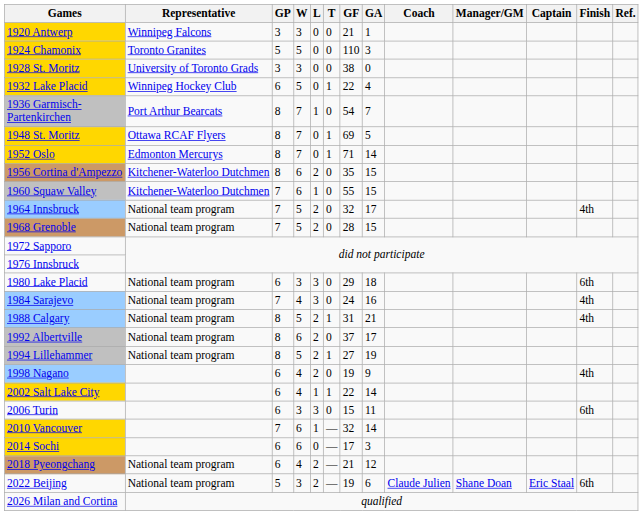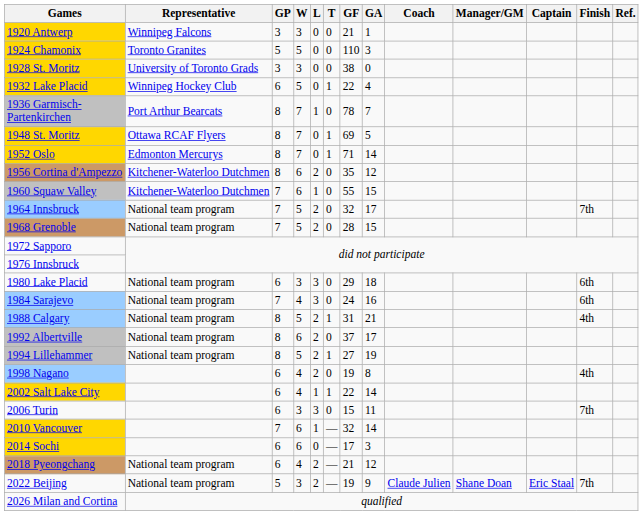(349, 111) 54 -> (349, 111) 78
(371, 172) 15 -> (371, 172) 12
(587, 209) 4th -> (587, 209) 7th
(587, 300) 4th -> (587, 300) 6th
(368, 373) 9 -> (368, 373) 8
(587, 410) 6th -> (587, 410) 7th
(368, 483) 6 -> (368, 483) 9
(587, 483) 6th -> (587, 483) 7th
